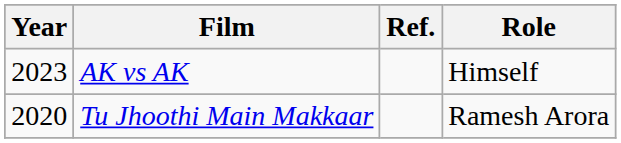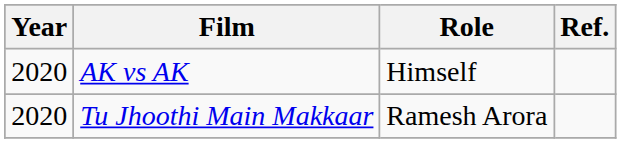columns swapped: (529, 26) <-> (411, 26)
(39, 71) 2023 -> (39, 71) 2020
